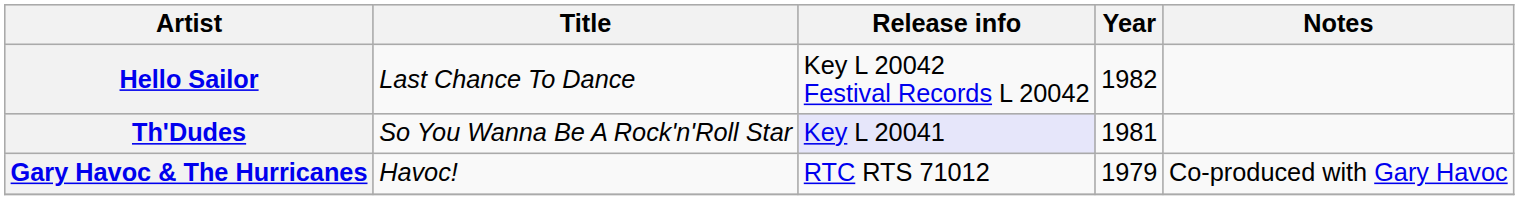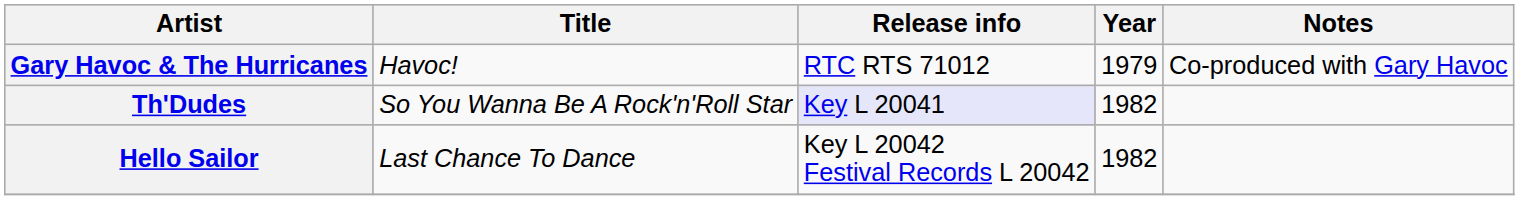rows swapped: (189, 173) <-> (189, 78)
(1129, 133) 1981 -> (1129, 104) 1982
